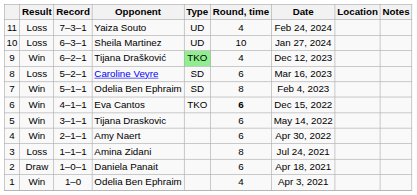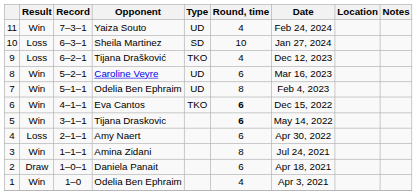(37, 27) Loss -> (37, 27) Win
(197, 43) UD -> (197, 43) SD
(37, 58) Win -> (37, 58) Loss
(197, 58) lightgreen background -> (197, 58) no background
(37, 74) Loss -> (37, 74) Win
(197, 74) SD -> (197, 74) UD
(197, 89) SD -> (197, 89) UD
(241, 120) normal -> (241, 120) bold
(37, 136) Win -> (37, 136) Loss
(37, 151) Loss -> (37, 151) Win
